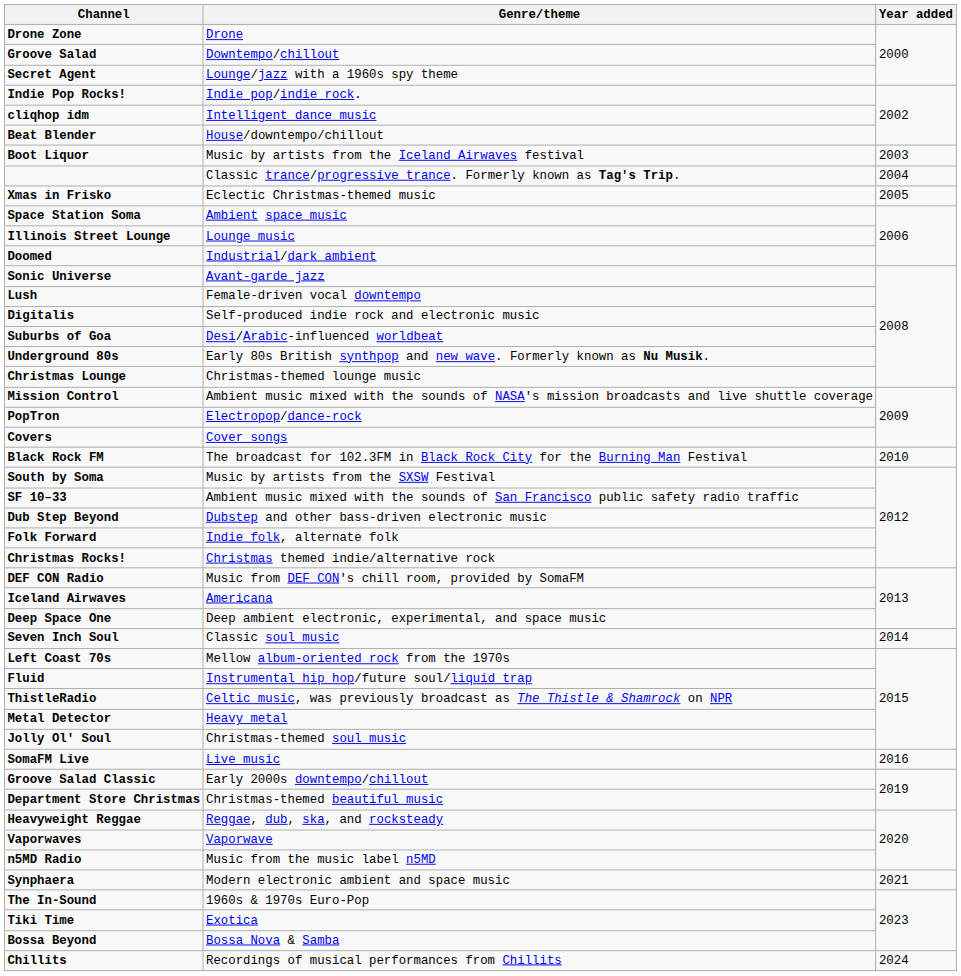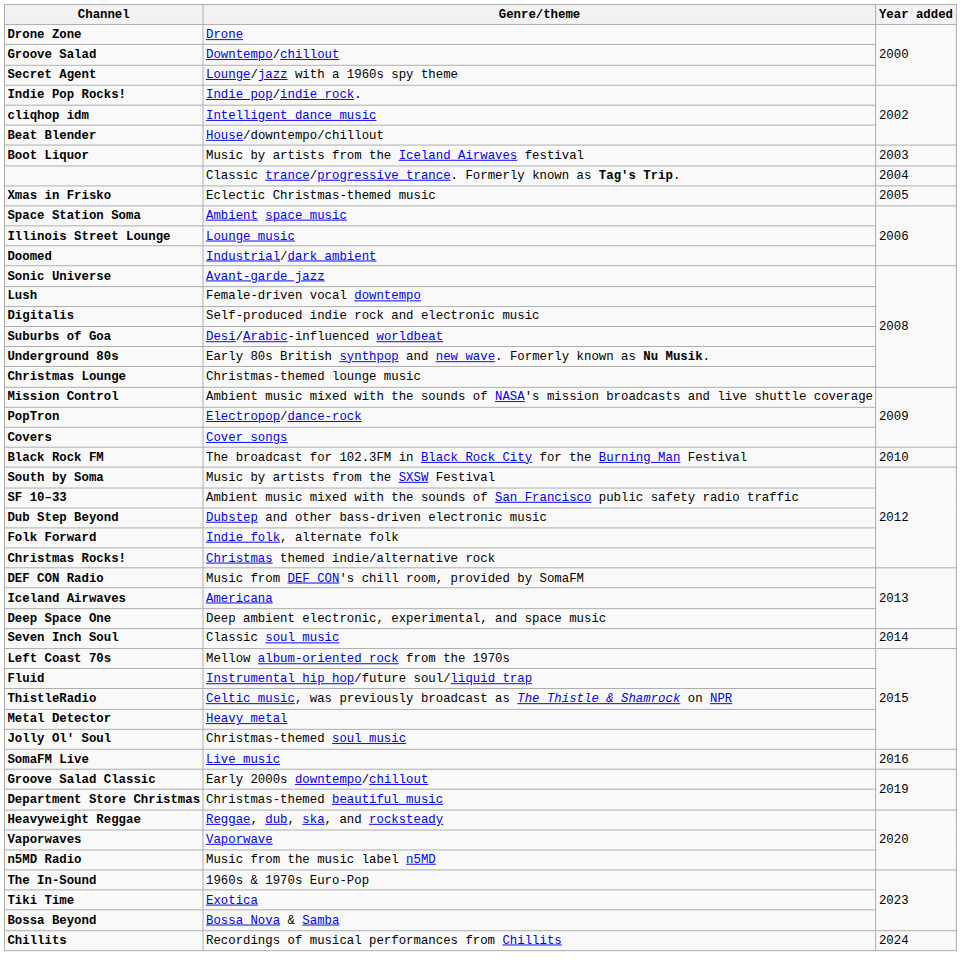- row: (41, 880)
